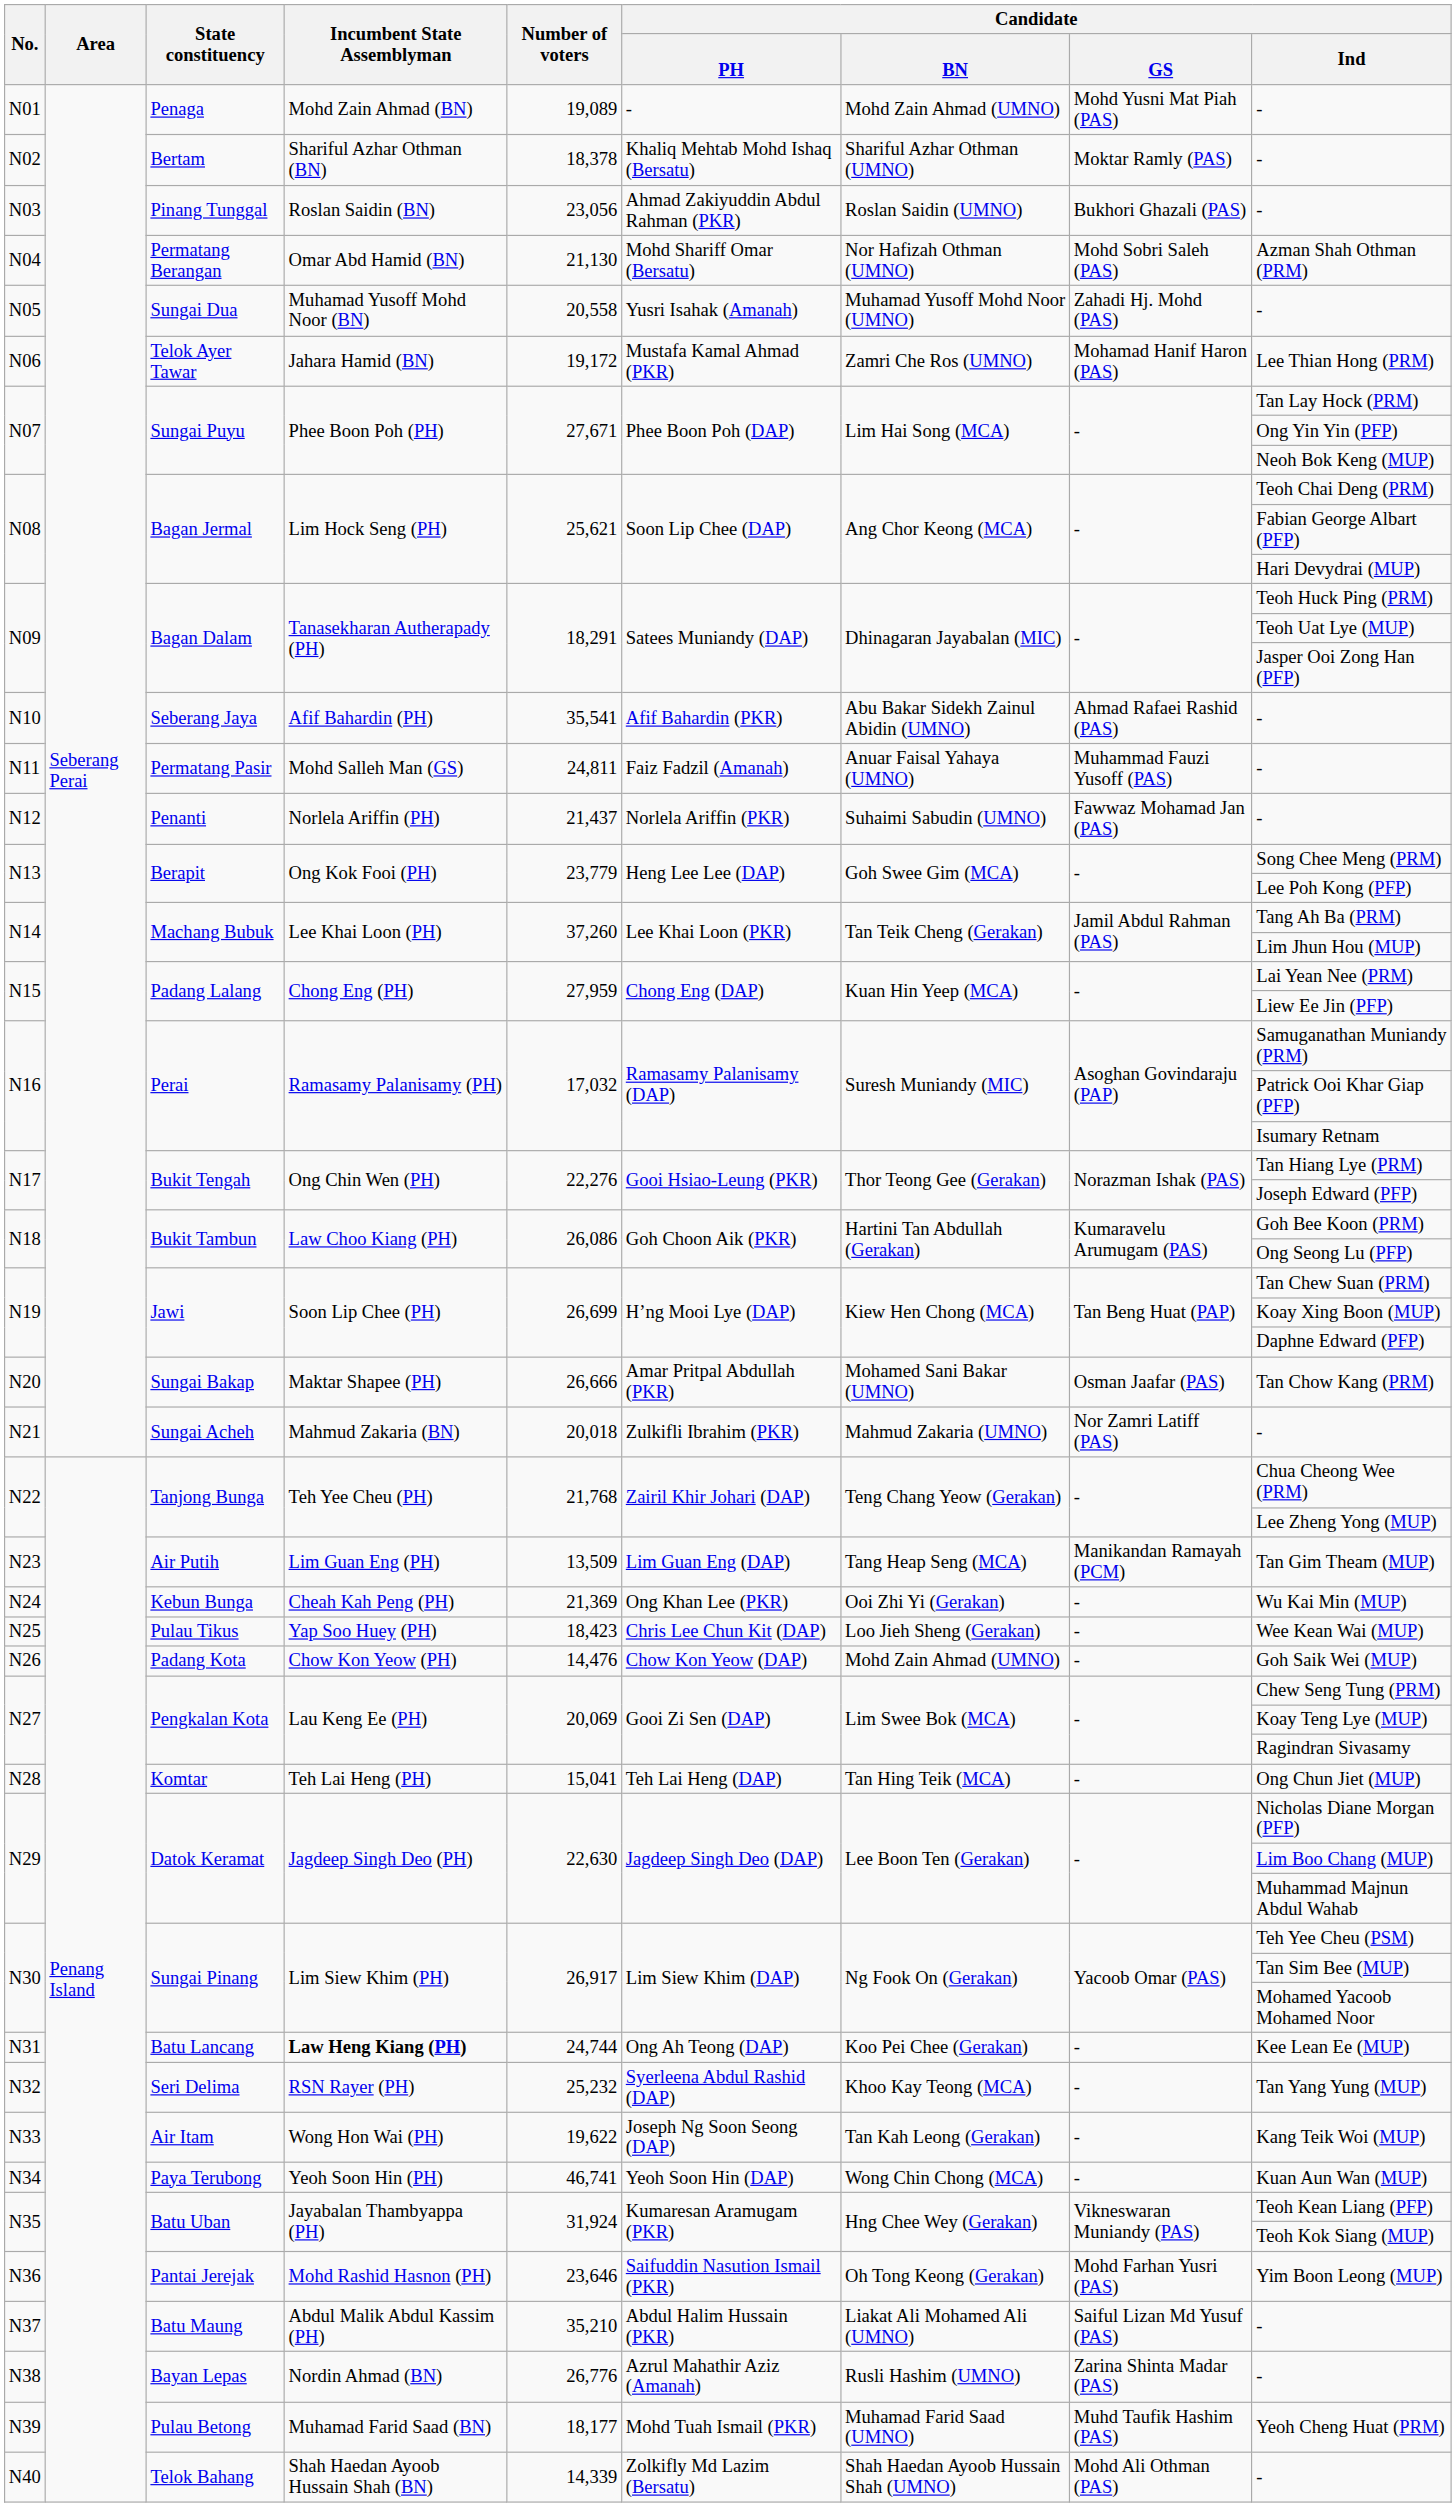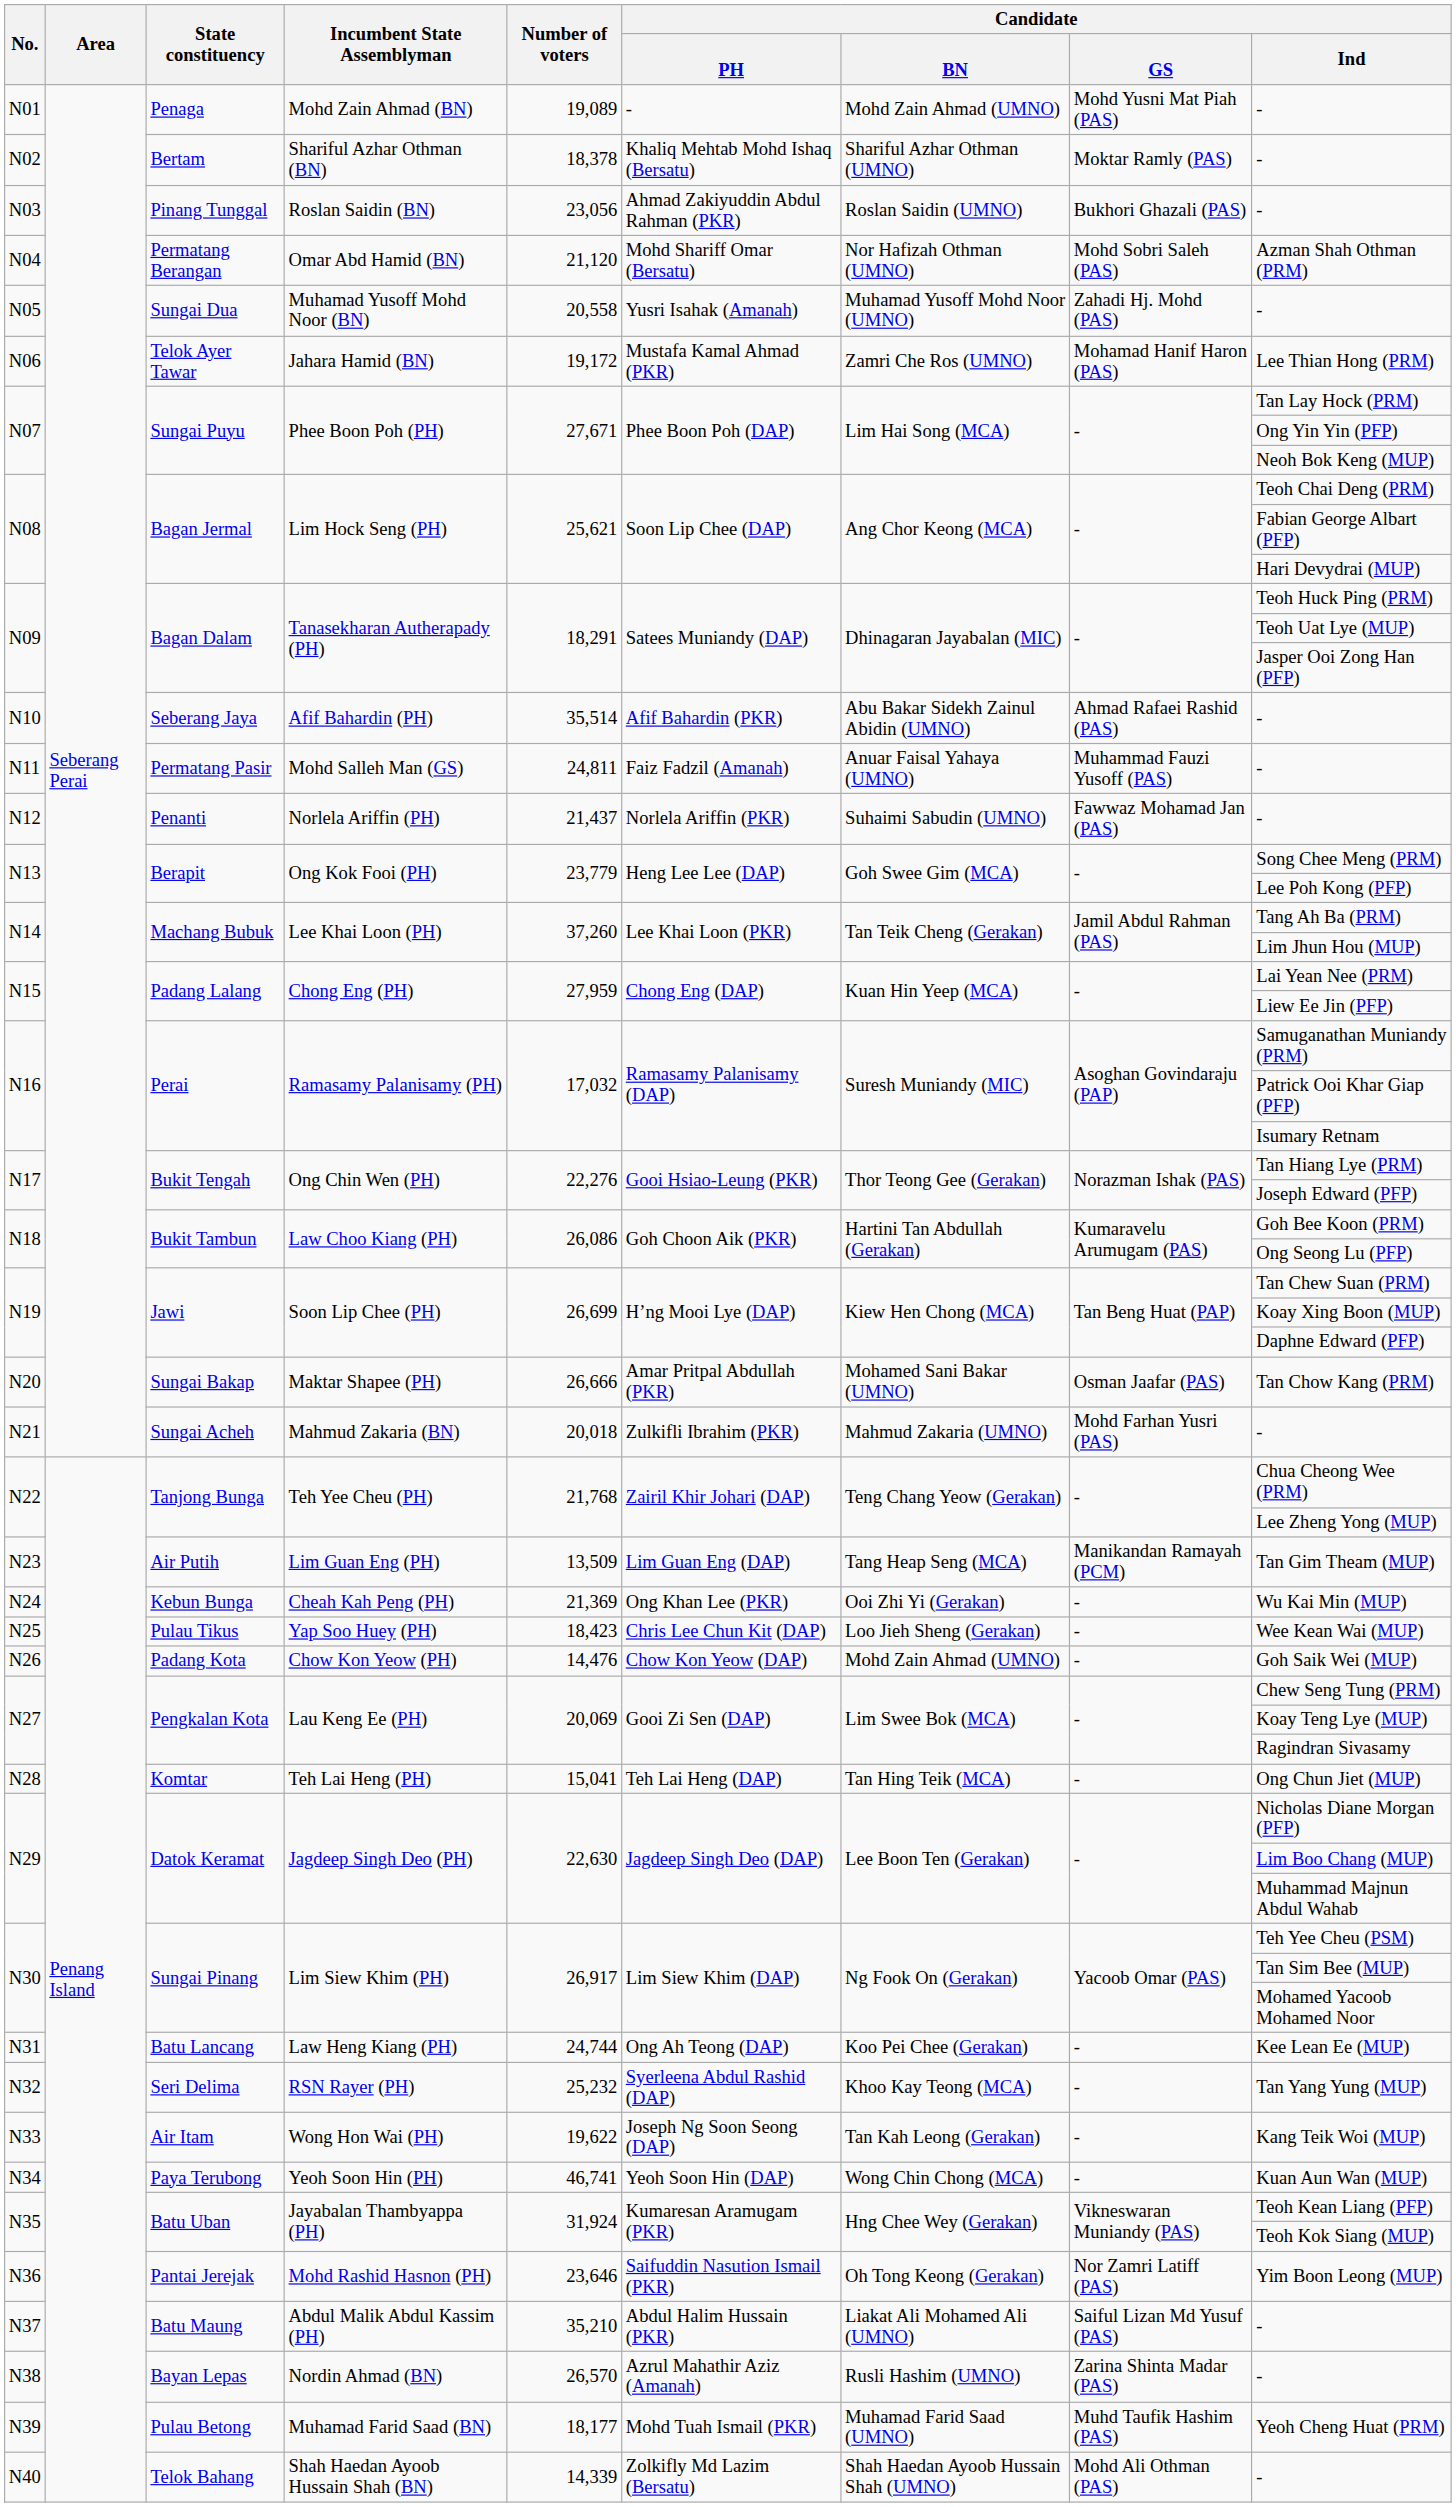(592, 260) 21,130 -> (592, 260) 21,120
(592, 717) 35,541 -> (592, 717) 35,514
(1136, 1431) Nor Zamri Latiff (PAS) -> (1146, 1431) Mohd Farhan Yusri (PAS)
(378, 2047) bold -> (373, 2047) normal
(1146, 2275) Mohd Farhan Yusri (PAS) -> (1136, 2275) Nor Zamri Latiff (PAS)
(592, 2376) 26,776 -> (592, 2376) 26,570
